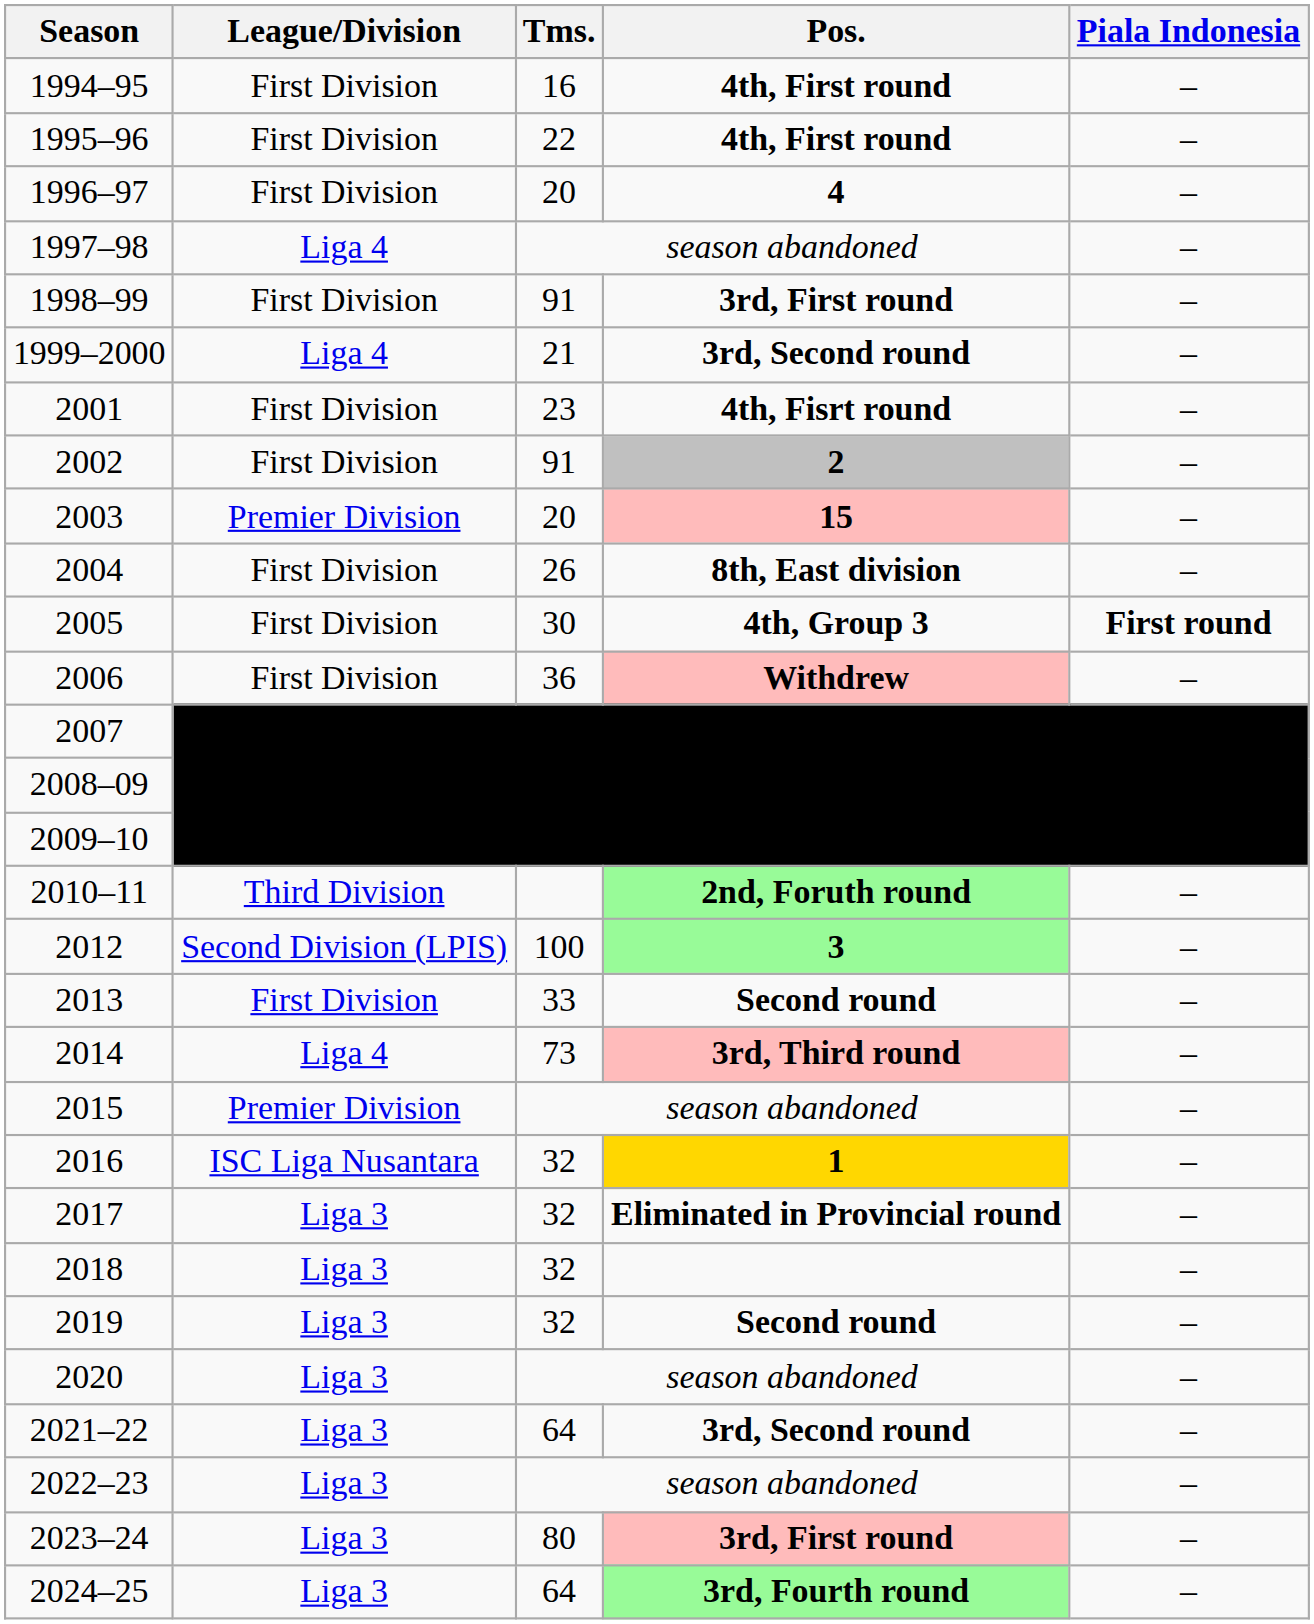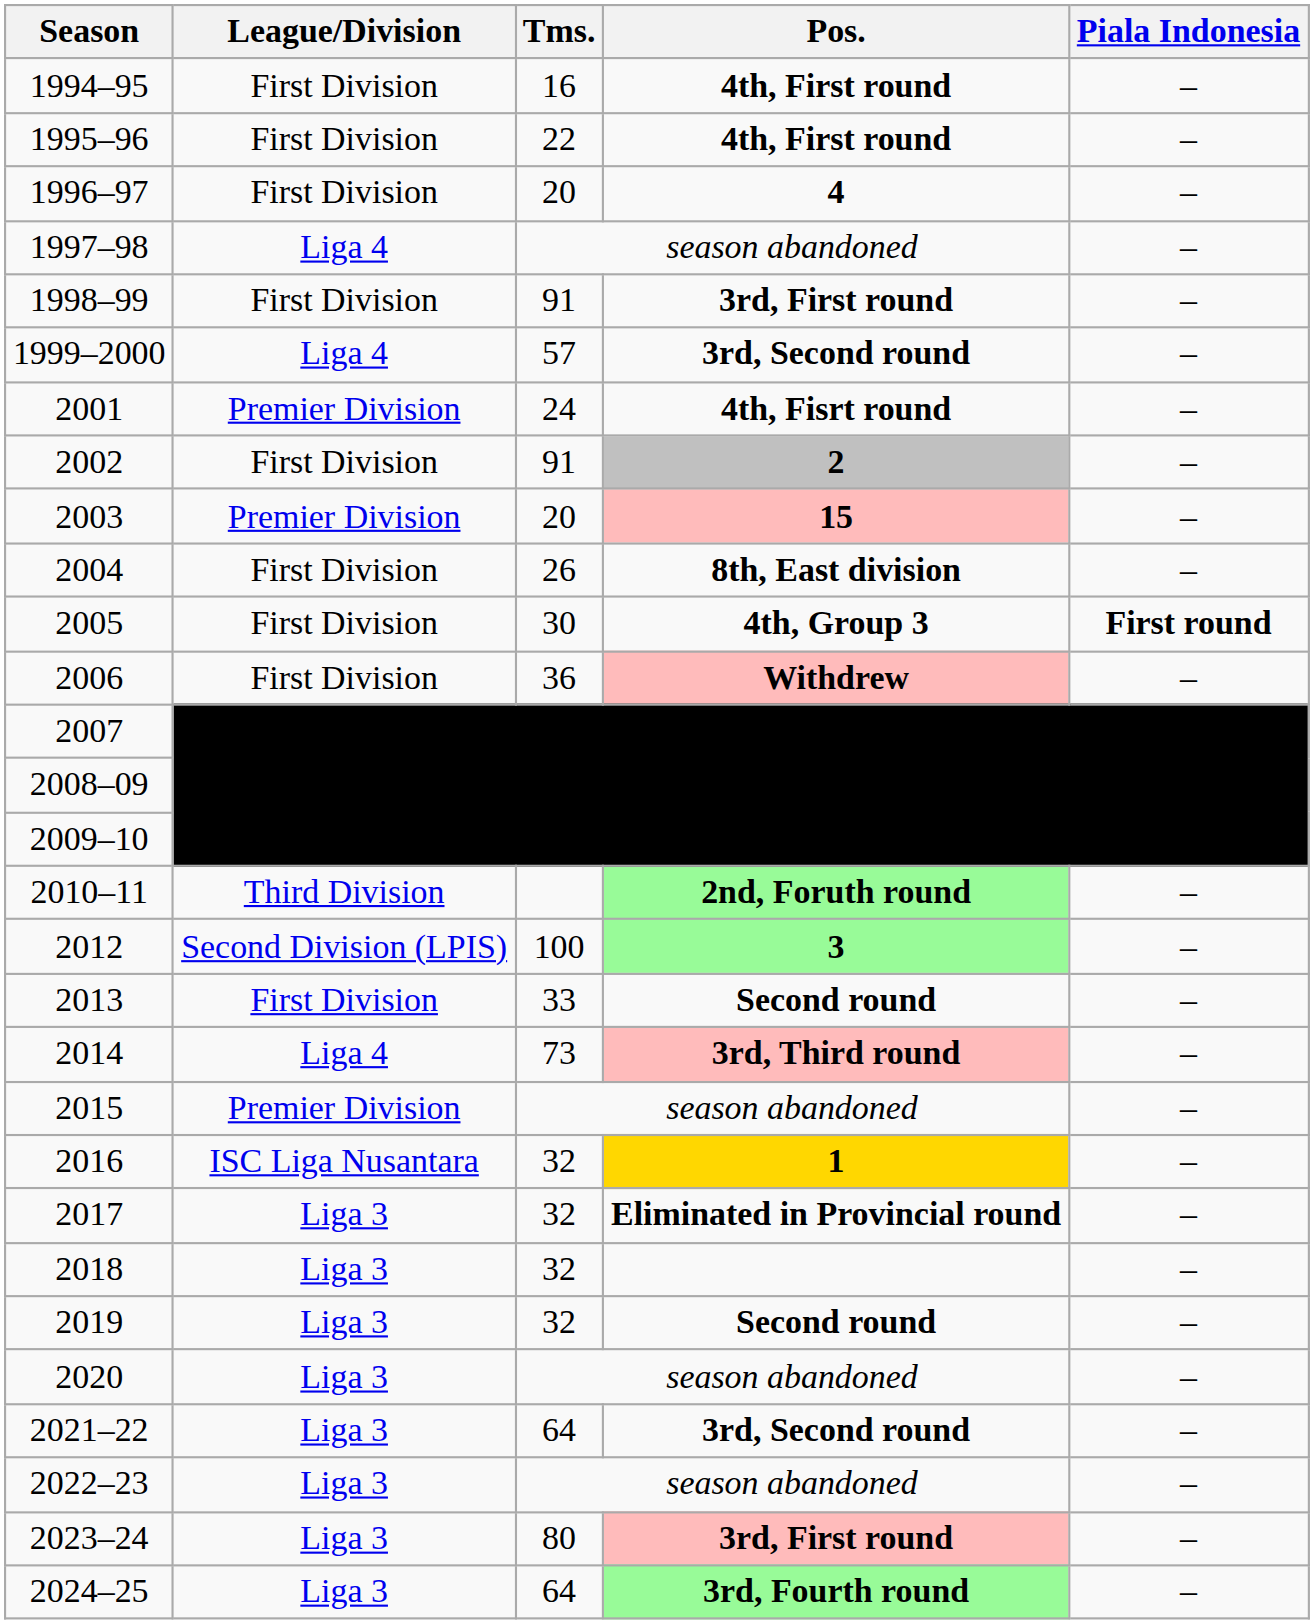(559, 354) 21 -> (559, 354) 57
(344, 407) First Division -> (344, 407) Premier Division
(559, 407) 23 -> (559, 407) 24
